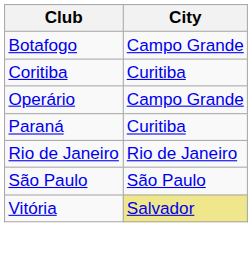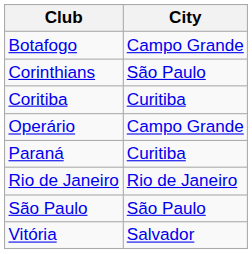+ row: (52, 72)
(161, 208) khaki background -> (161, 235) no background
